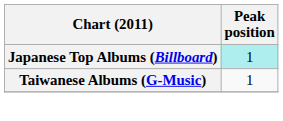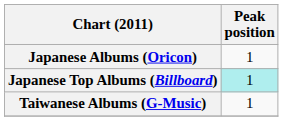+ row: (113, 56)
